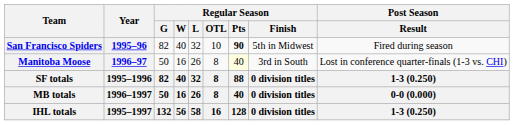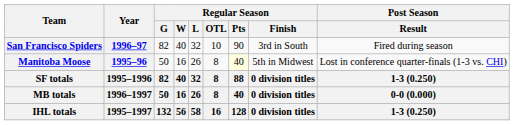(129, 46) 1995–96 -> (129, 46) 1996–97
(239, 46) bold -> (239, 46) normal
(283, 46) 5th in Midwest -> (283, 46) 3rd in South
(129, 62) 1996–97 -> (129, 62) 1995–96
(283, 62) 3rd in South -> (283, 62) 5th in Midwest
